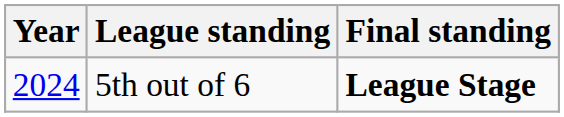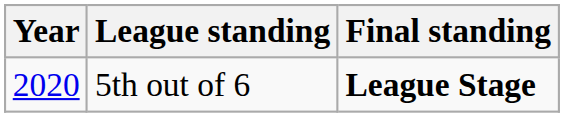(46, 84) 2024 -> (46, 84) 2020
